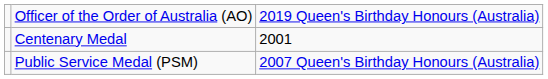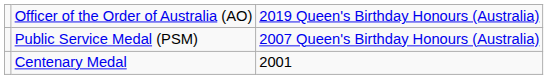rows swapped: (106, 62) <-> (71, 39)
